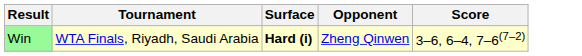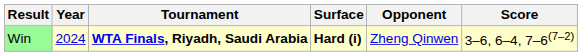+ column: (71, 15)
(157, 38) normal -> (200, 38) bold
